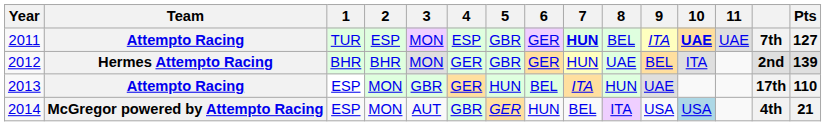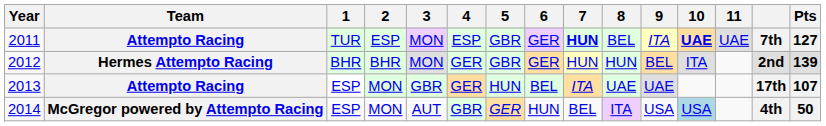(621, 63) UAE -> (621, 63) HUN
(621, 86) HUN -> (621, 86) UAE
(805, 86) 110 -> (805, 86) 107
(805, 109) 21 -> (805, 109) 50
